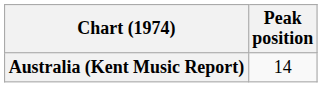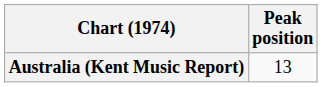(283, 67) 14 -> (283, 67) 13
